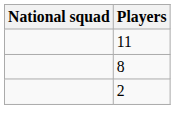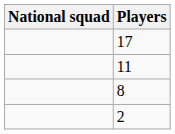+ row: (125, 41)
